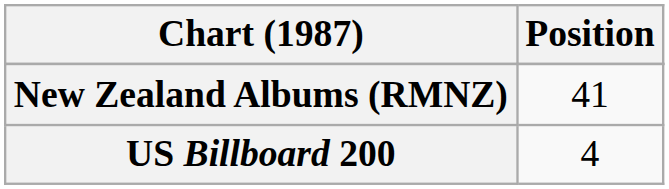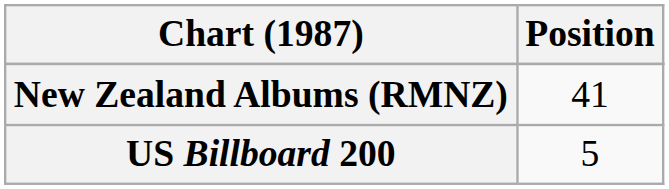(590, 153) 4 -> (590, 153) 5
